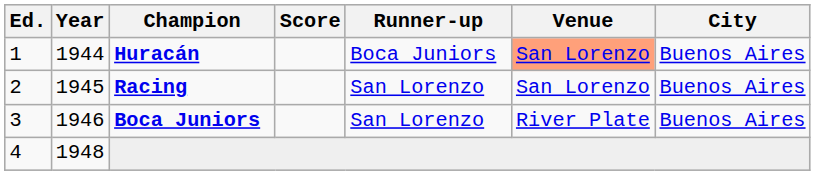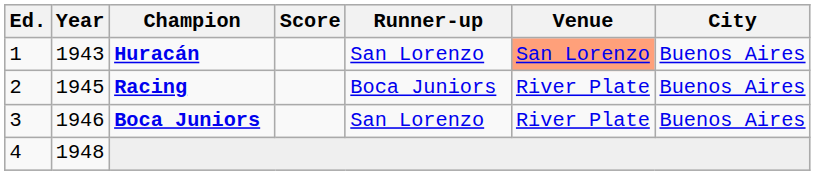(80, 54) 1944 -> (80, 54) 1943
(423, 54) Boca Juniors -> (417, 54) San Lorenzo
(417, 87) San Lorenzo -> (423, 87) Boca Juniors
(583, 87) San Lorenzo -> (583, 87) River Plate
